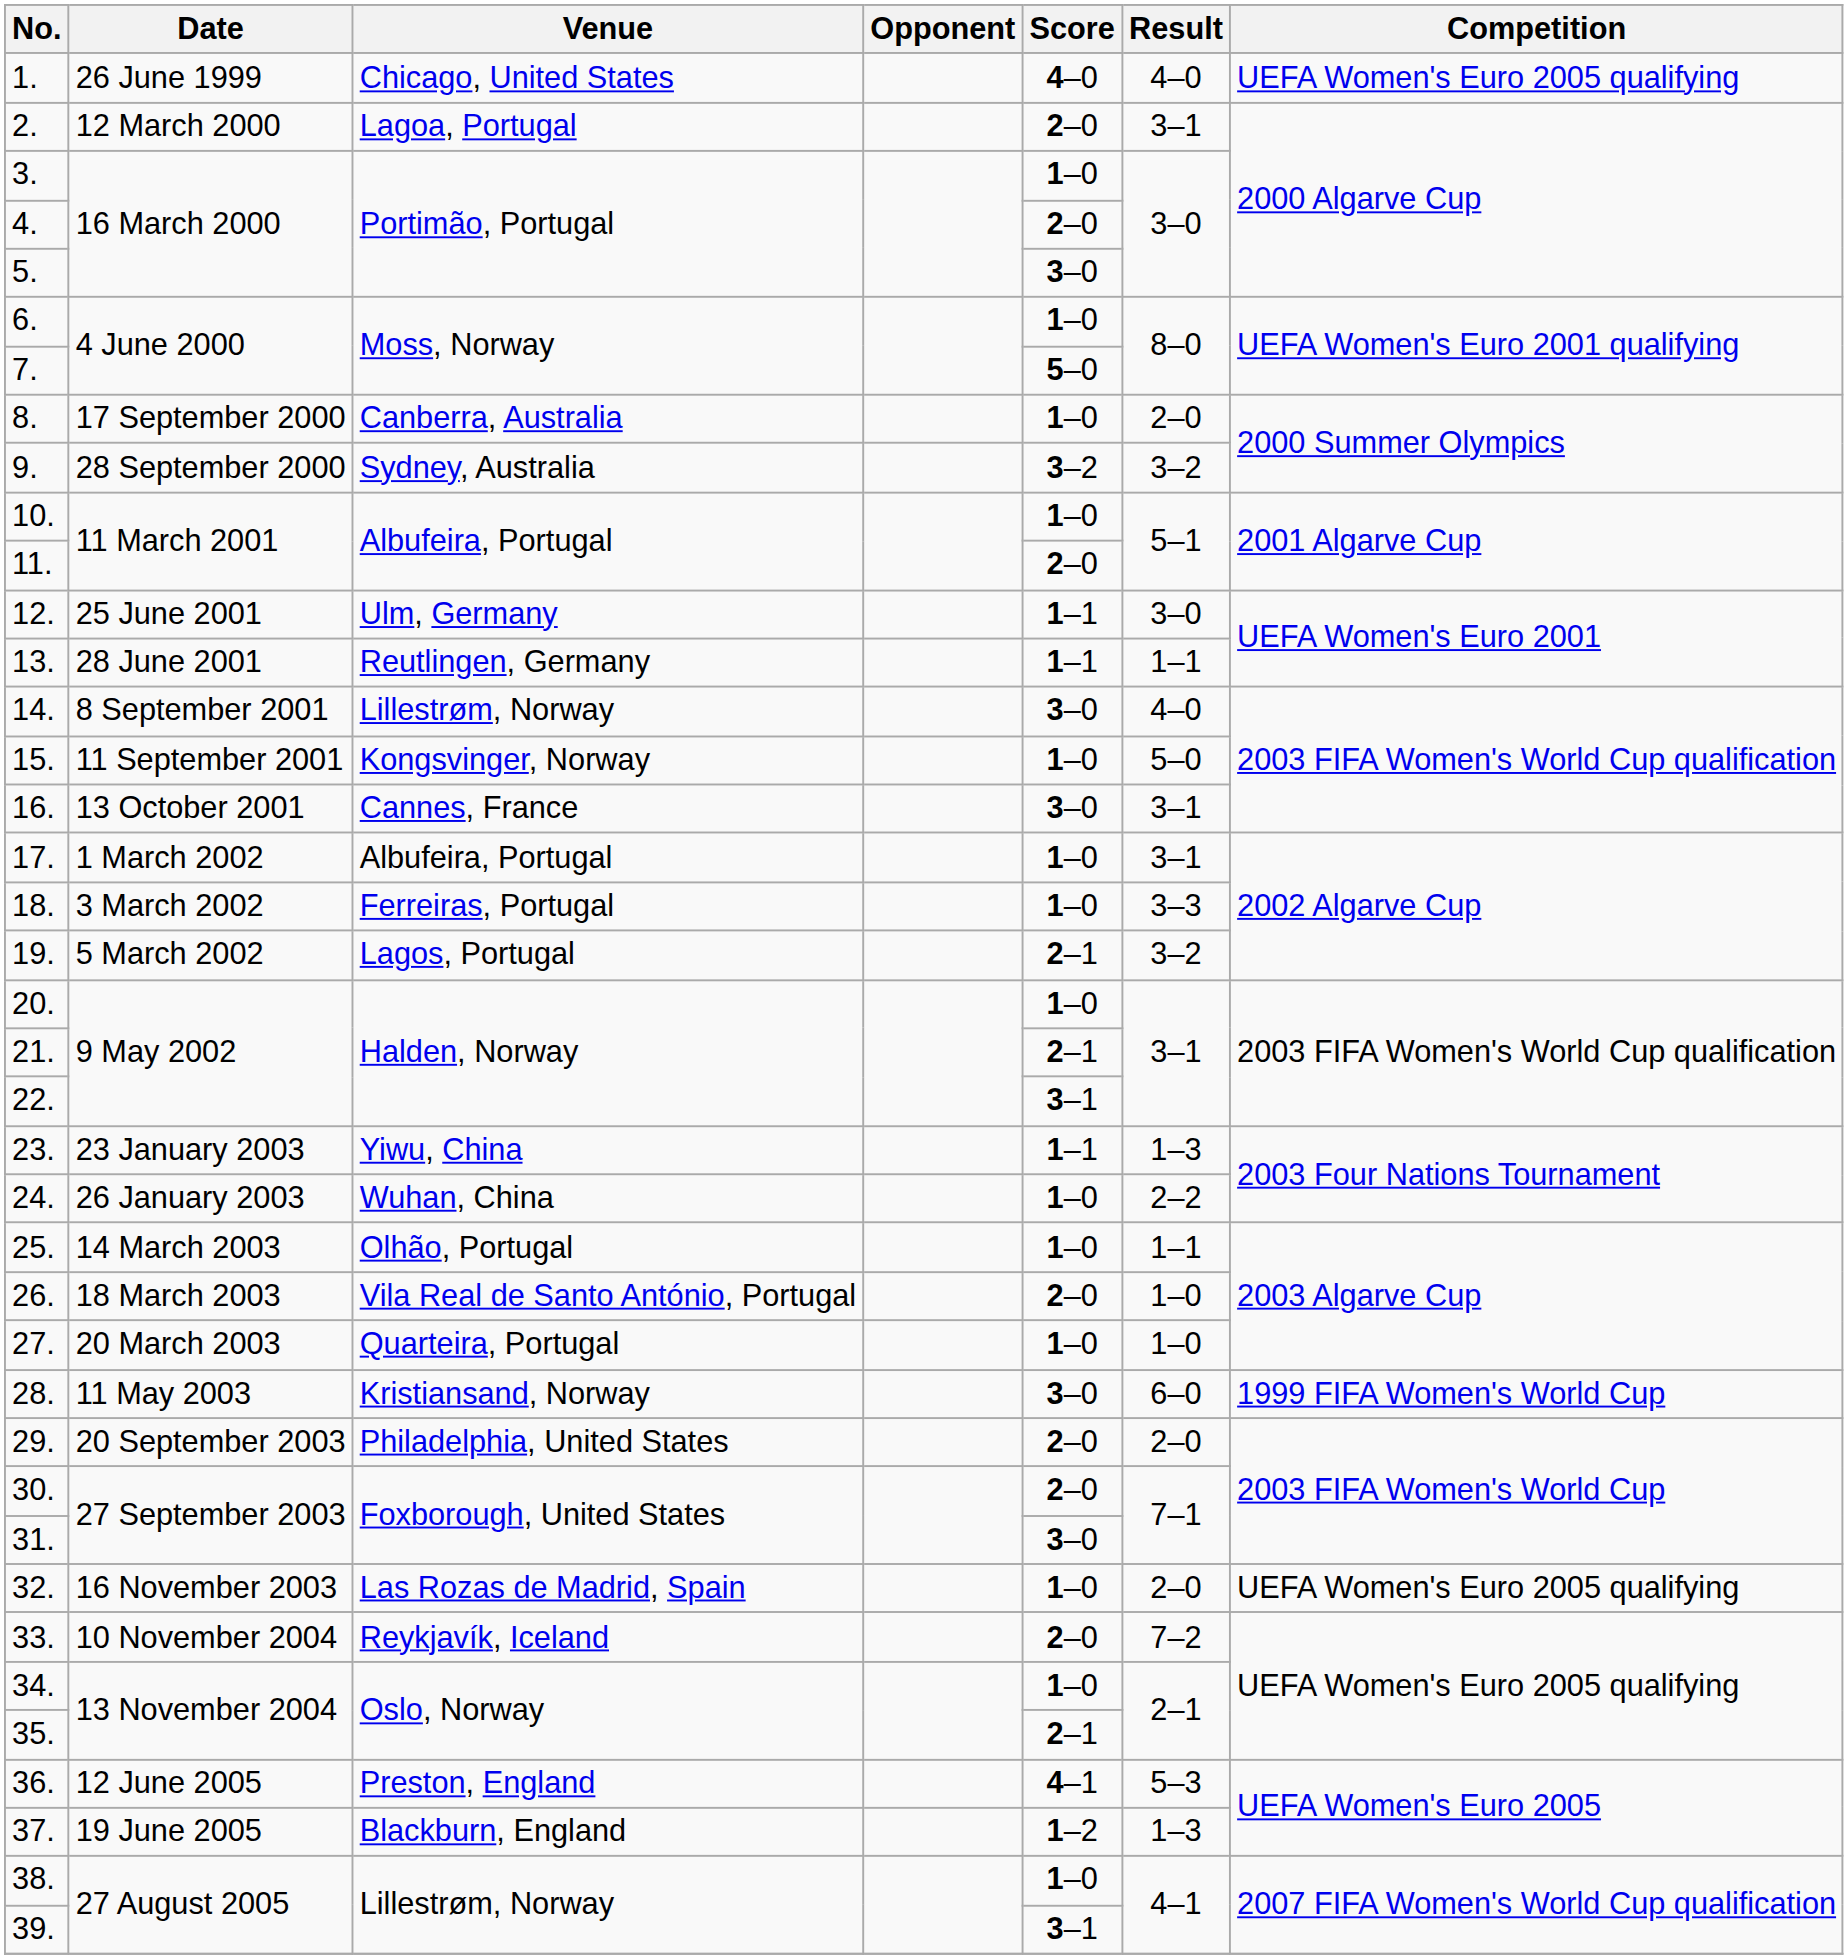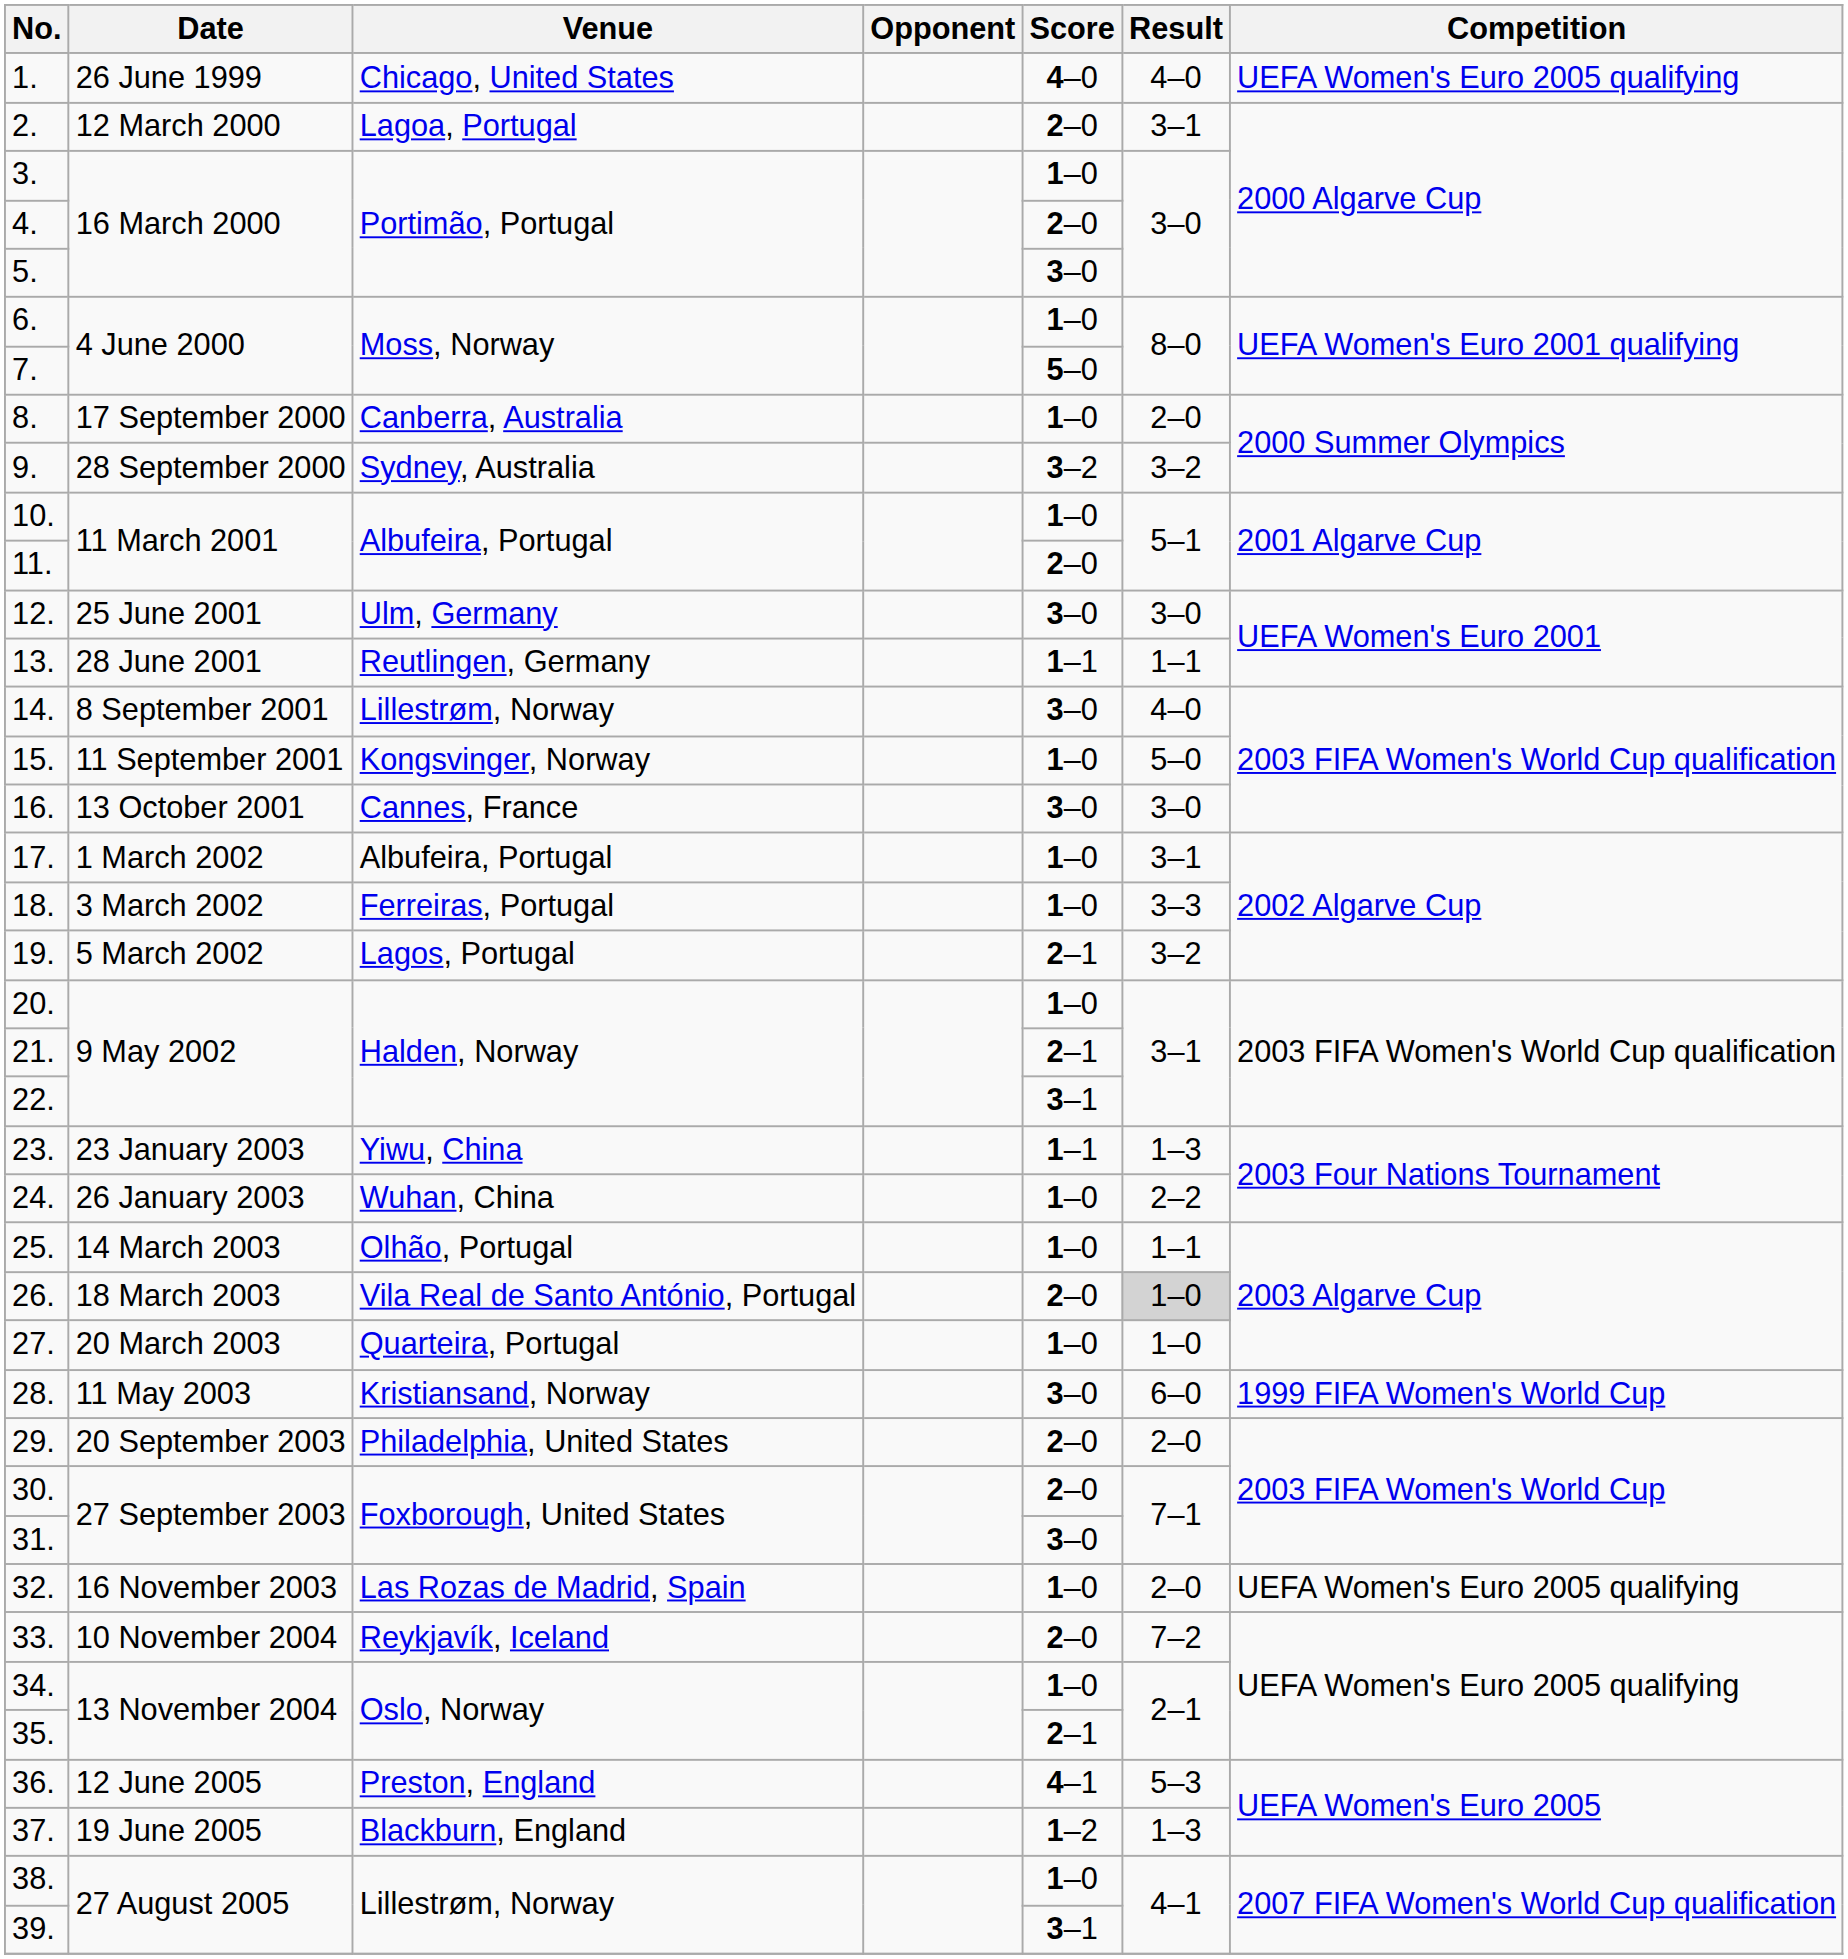(1072, 613) 1–1 -> (1072, 613) 3–0
(1176, 808) 3–1 -> (1176, 808) 3–0
(1176, 1295) no background -> (1176, 1295) lightgrey background
